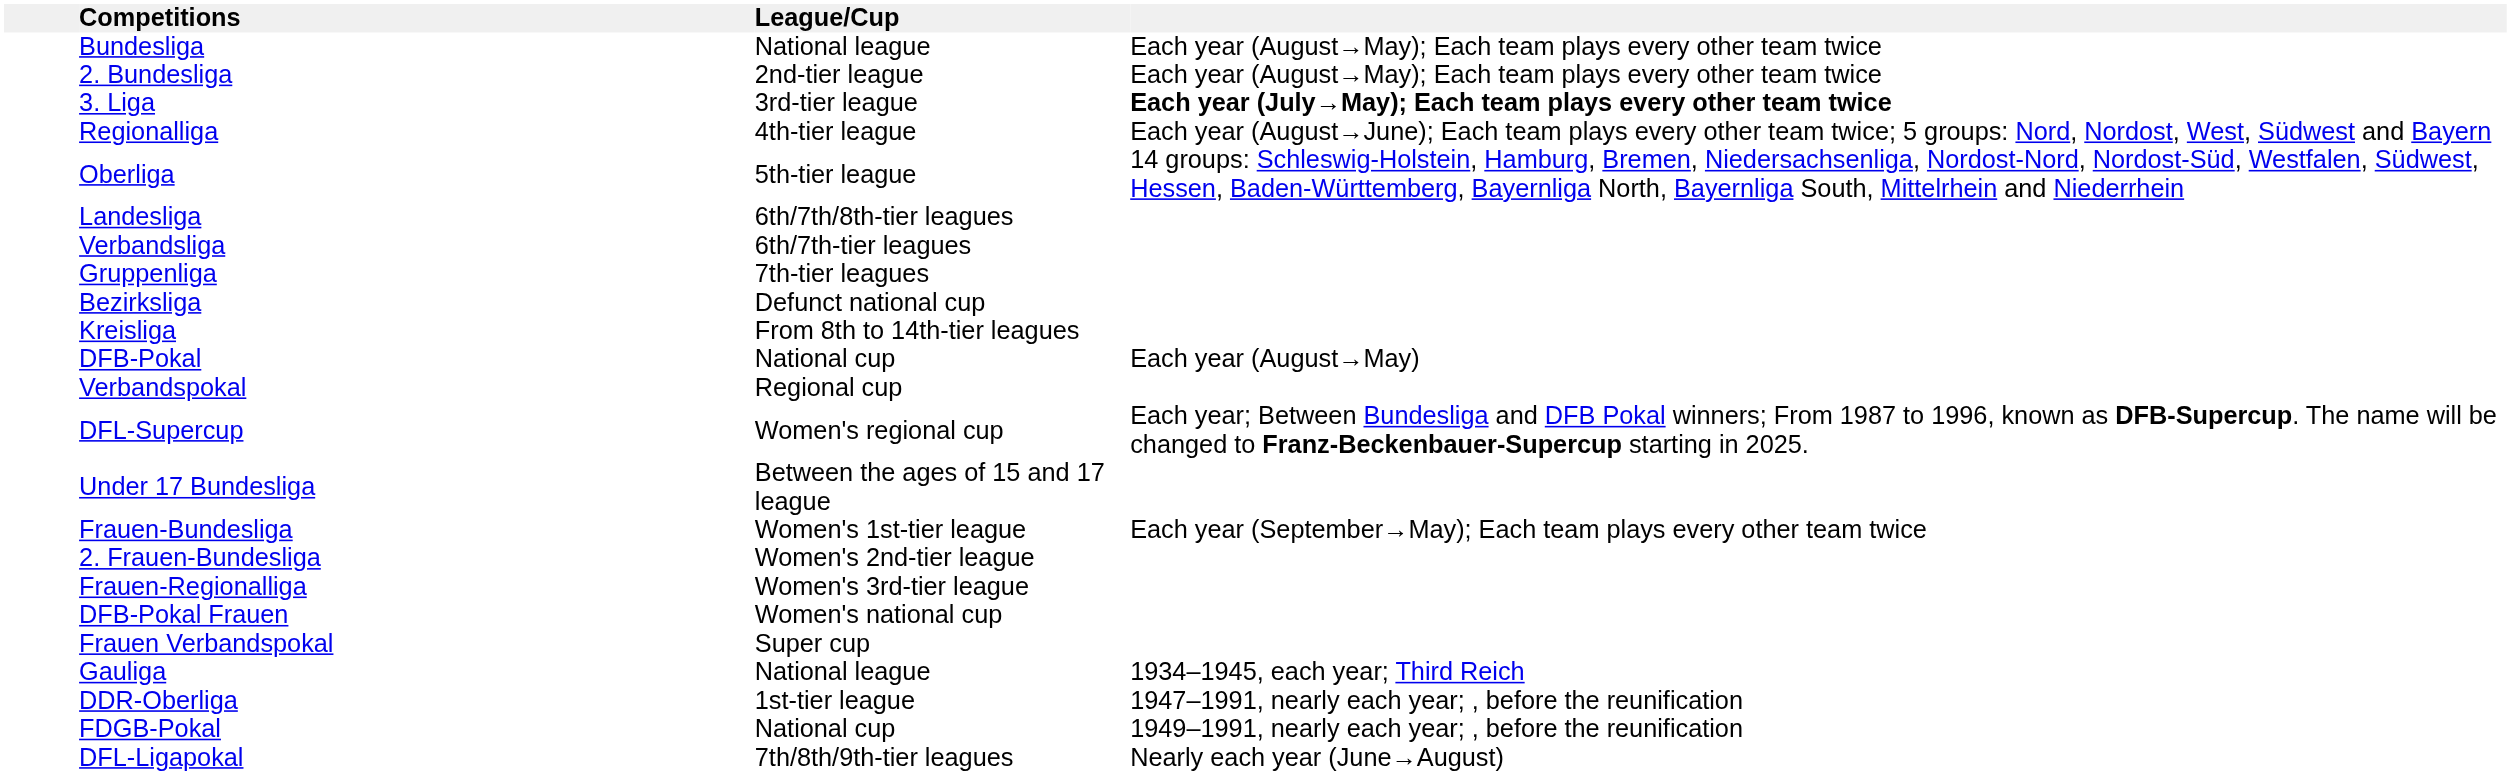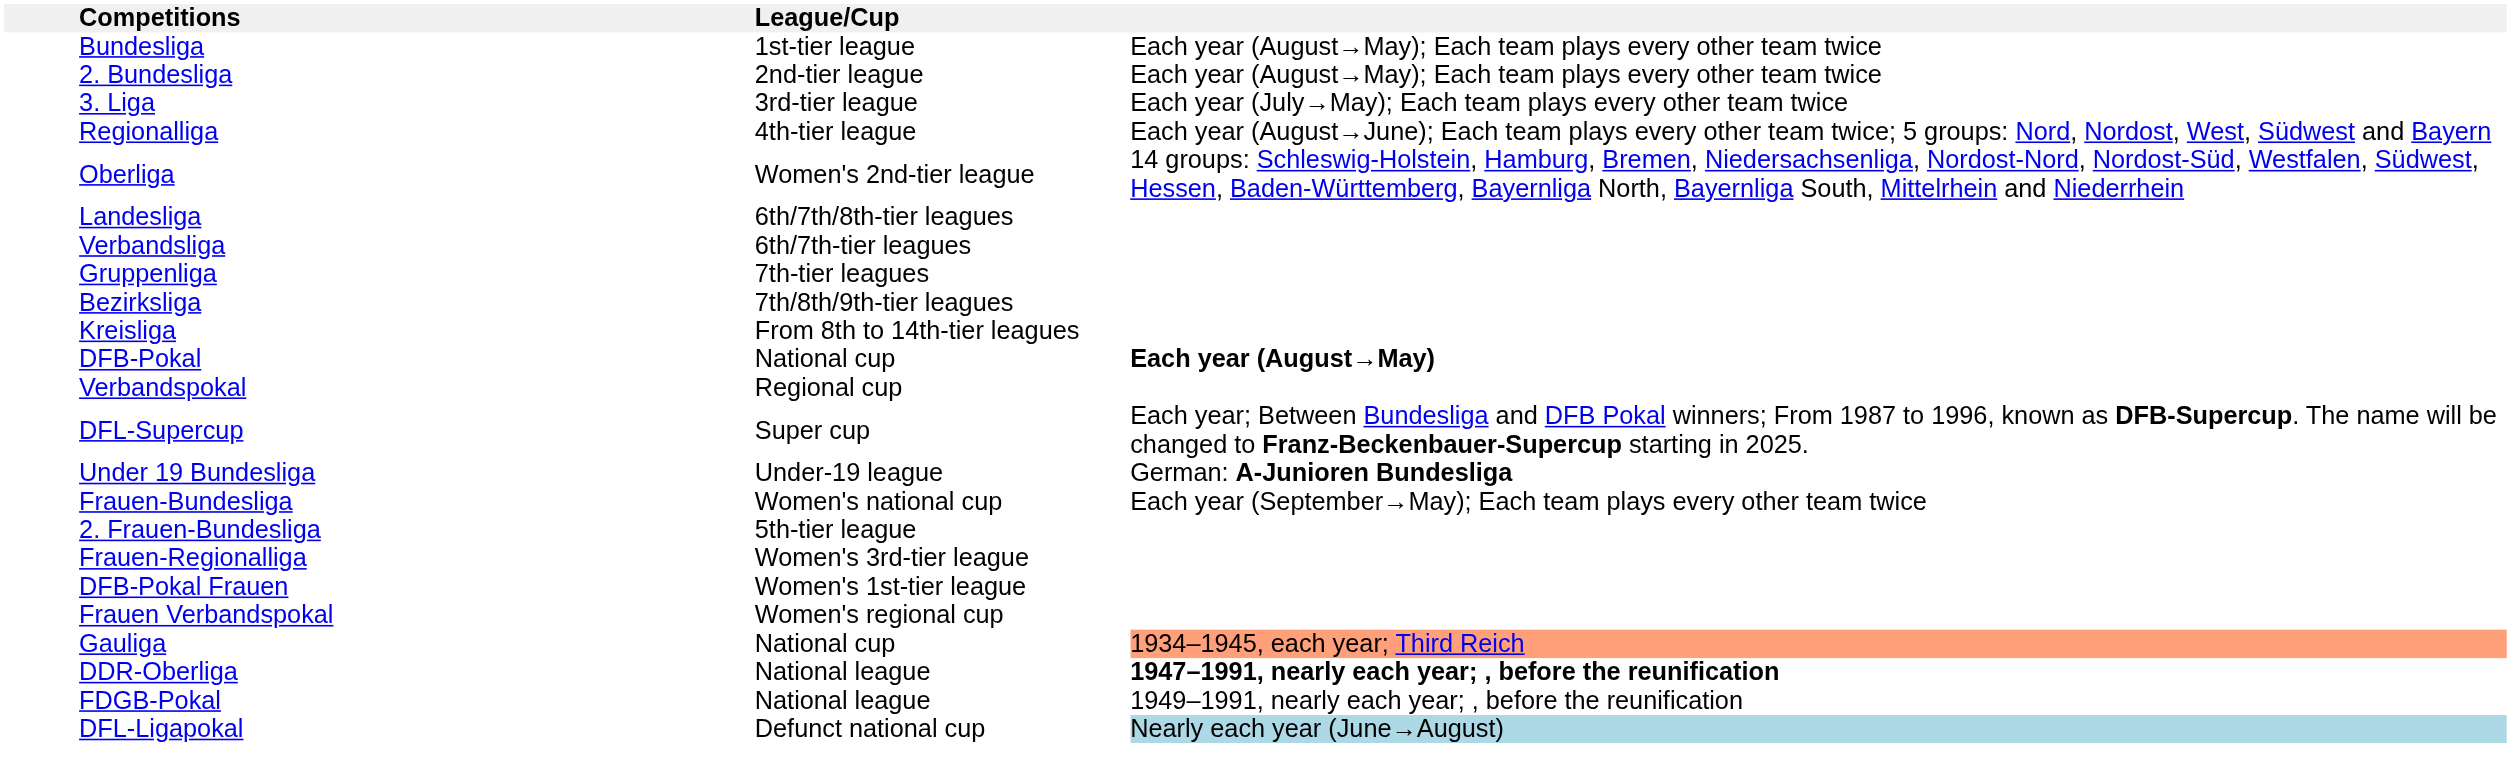(843, 46) National league -> (835, 46) 1st-tier league
(1511, 103) bold -> (1489, 103) normal
(836, 174) 5th-tier league -> (895, 174) Women's 2nd-tier league
(870, 302) Defunct national cup -> (884, 302) 7th/8th/9th-tier leagues
(1275, 359) normal -> (1283, 359) bold
(879, 430) Women's regional cup -> (812, 430) Super cup
+ row: (197, 472)
- row: (197, 487)
(890, 529) Women's 1st-tier league -> (879, 501) Women's national cup
(895, 558) Women's 2nd-tier league -> (836, 529) 5th-tier league
(879, 615) Women's national cup -> (890, 586) Women's 1st-tier league
(812, 643) Super cup -> (879, 615) Women's regional cup
(843, 672) National league -> (825, 643) National cup
(1327, 672) no background -> (1327, 643) lightsalmon background
(835, 700) 1st-tier league -> (843, 672) National league
(1437, 700) normal -> (1455, 672) bold
(825, 728) National cup -> (843, 700) National league
(884, 757) 7th/8th/9th-tier leagues -> (870, 728) Defunct national cup
(1317, 757) no background -> (1317, 728) lightblue background
